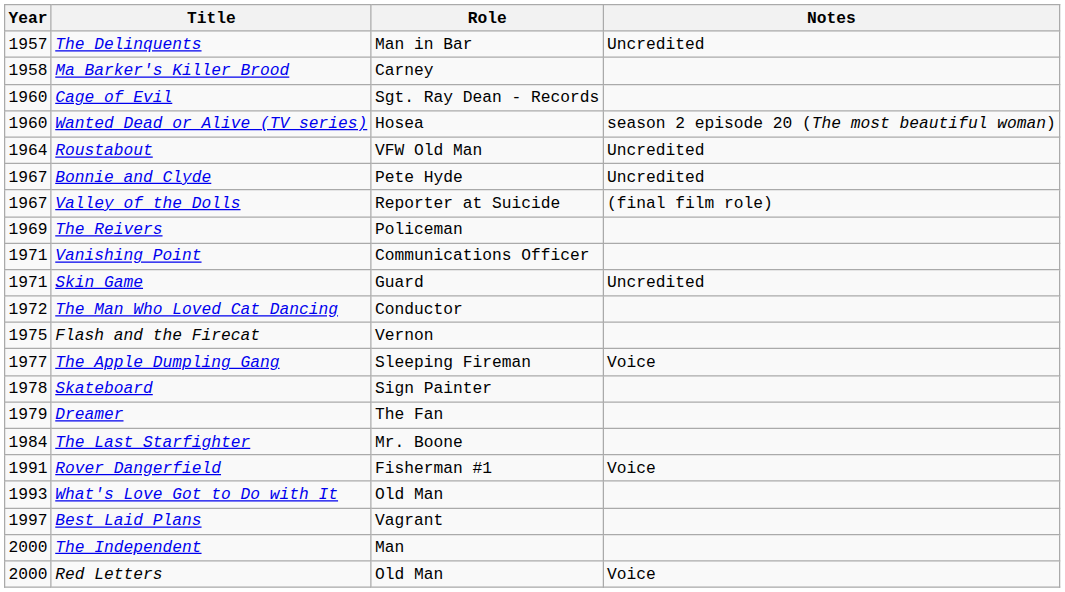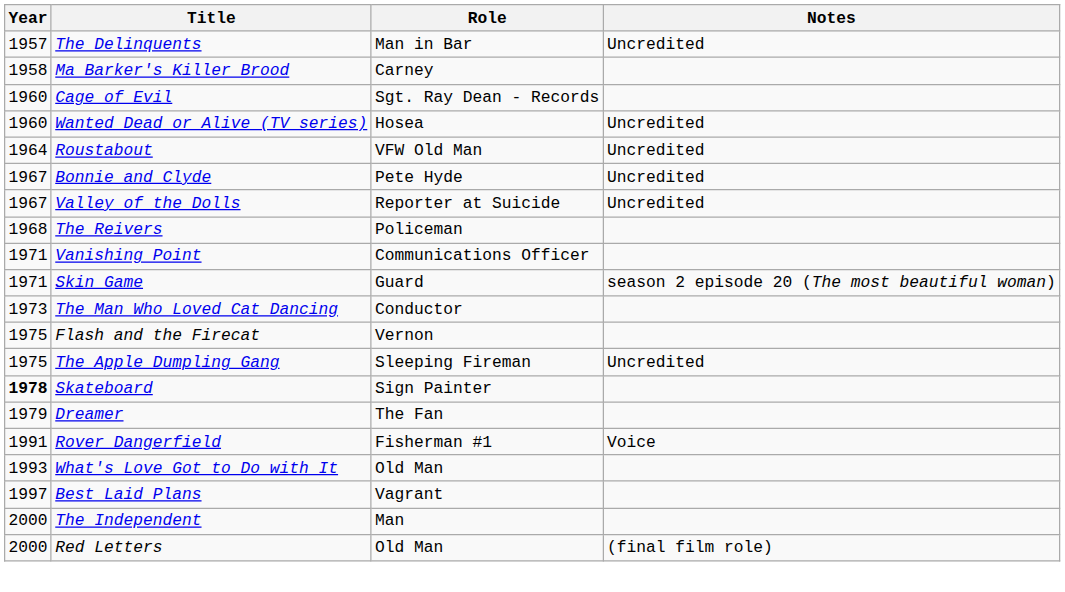(831, 124) season 2 episode 20 (The most beautiful woman) -> (656, 124) Uncredited
(690, 203) (final film role) -> (656, 203) Uncredited
(28, 230) 1969 -> (28, 230) 1968
(656, 283) Uncredited -> (831, 283) season 2 episode 20 (The most beautiful woman)
(28, 309) 1972 -> (28, 309) 1973
(28, 362) 1977 -> (28, 362) 1975
(631, 362) Voice -> (656, 362) Uncredited
(28, 389) normal -> (28, 389) bold
- row: (153, 442)
(631, 574) Voice -> (690, 548) (final film role)
